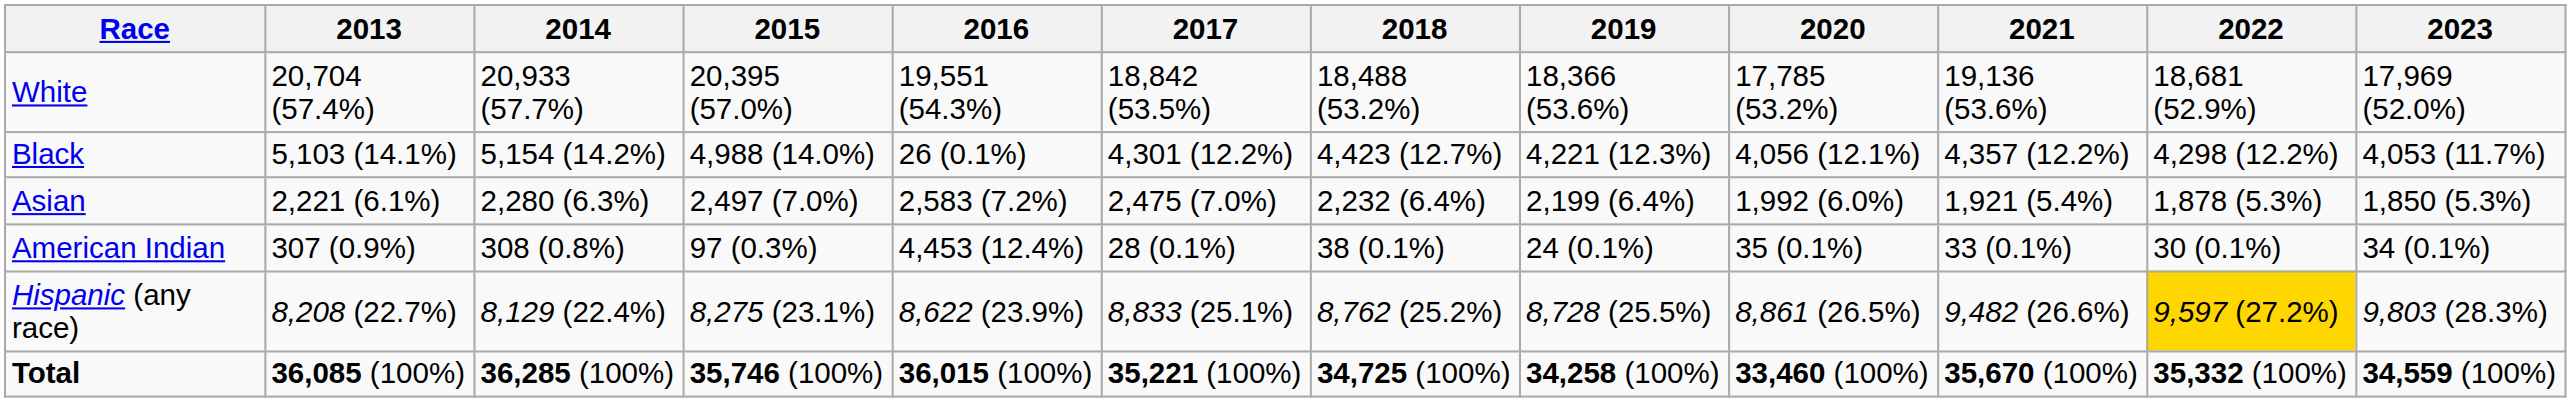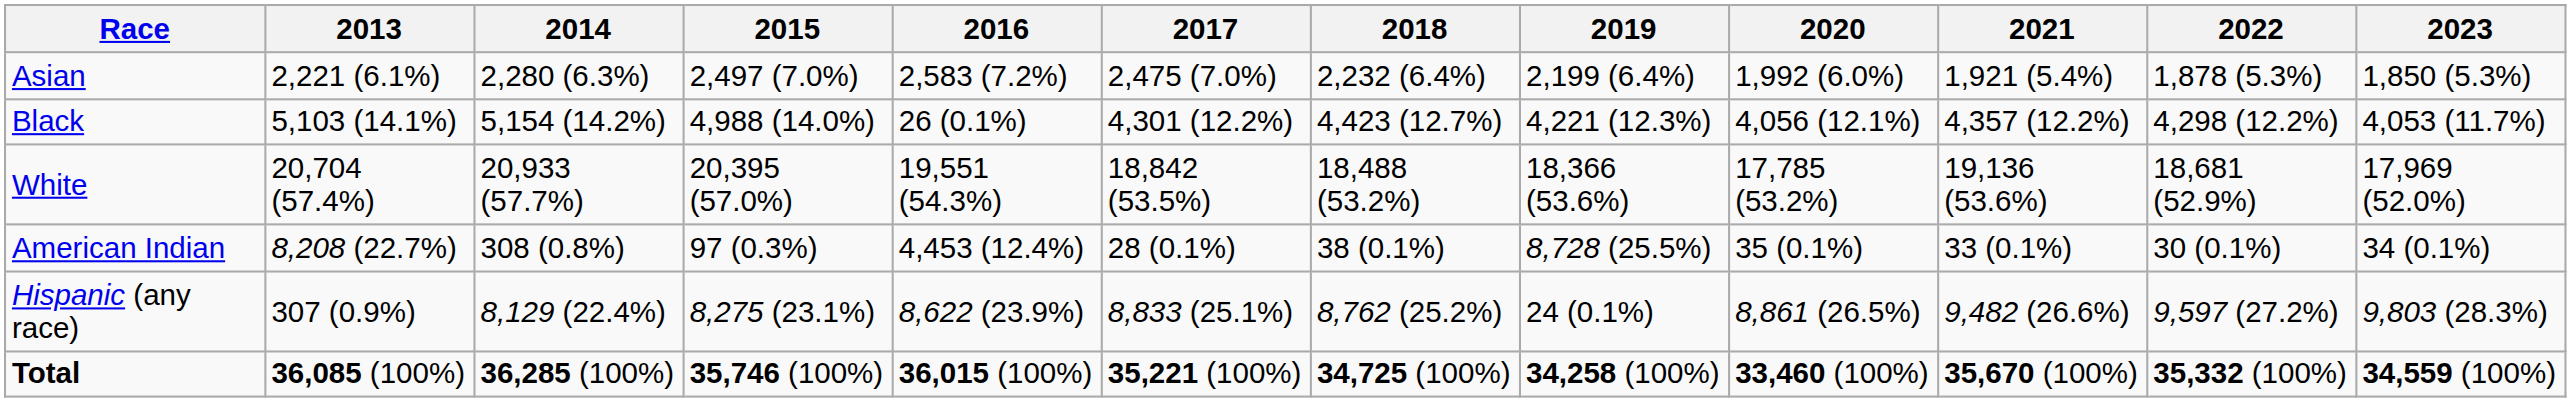rows swapped: (50, 92) <-> (49, 201)
(344, 248) 307 (0.9%) -> (364, 248) 8,208 (22.7%)
(1590, 248) 24 (0.1%) -> (1619, 248) 8,728 (25.5%)
(364, 311) 8,208 (22.7%) -> (344, 311) 307 (0.9%)
(1619, 311) 8,728 (25.5%) -> (1590, 311) 24 (0.1%)
(2246, 311) gold background -> (2246, 311) no background
